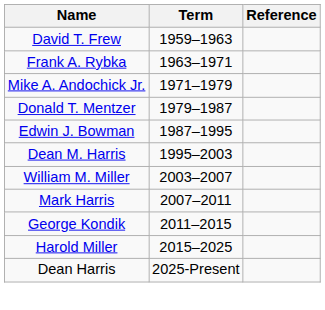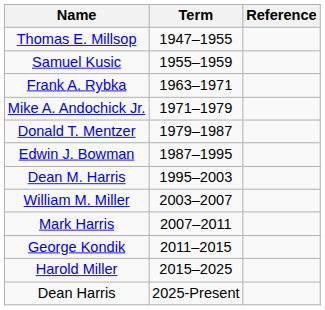+ row: (77, 39)
+ row: (77, 62)
- row: (77, 39)
